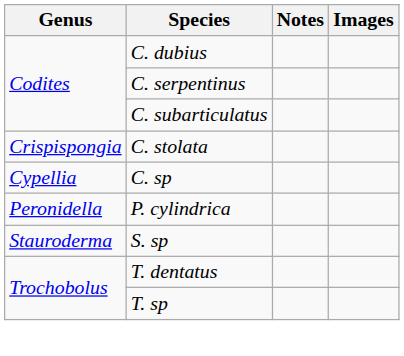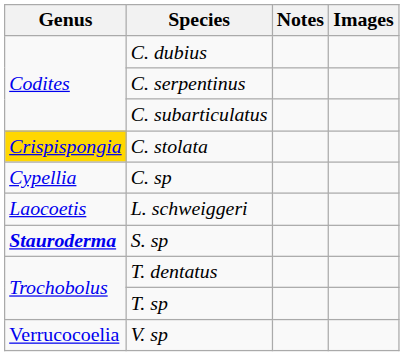(65, 146) no background -> (65, 146) gold background
+ row: (189, 209)
- row: (181, 209)
(61, 240) normal -> (63, 240) bold
+ row: (149, 334)
